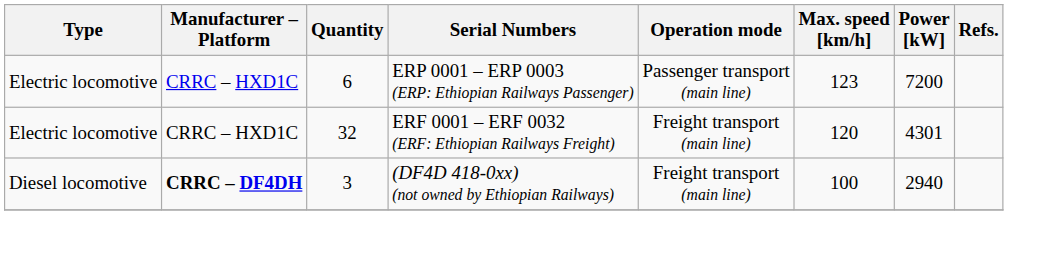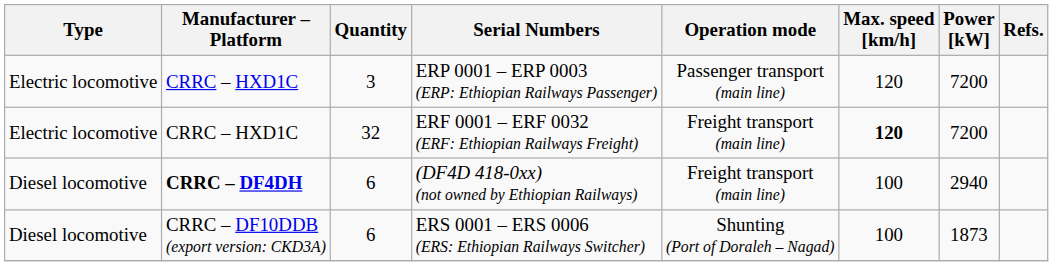(347, 81) 6 -> (371, 81) 3
(844, 81) 123 -> (889, 81) 120
(844, 132) normal -> (889, 132) bold
(924, 132) 4301 -> (969, 132) 7200
(347, 183) 3 -> (371, 183) 6
+ row: (530, 234)
